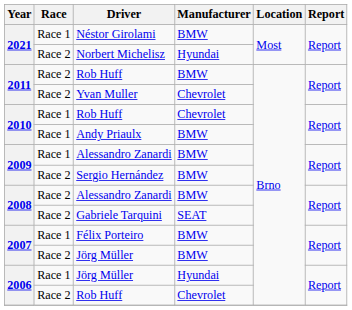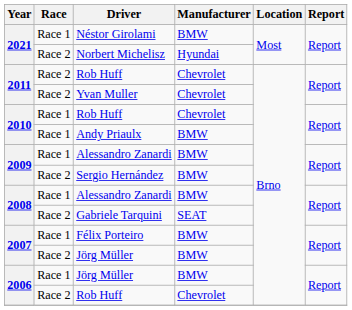(193, 74) BMW -> (201, 74) Chevrolet
(54, 195) Race 2 -> (54, 195) Race 1
(198, 275) Hyundai -> (193, 275) BMW
